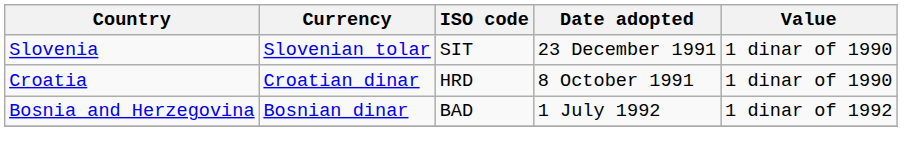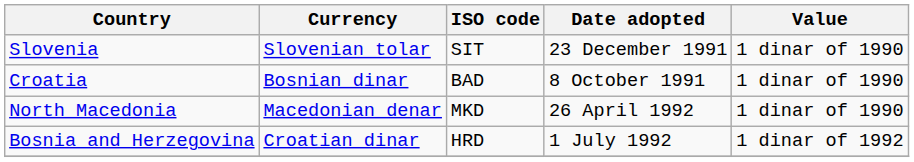(342, 80) Croatian dinar -> (336, 80) Bosnian dinar
(456, 80) HRD -> (468, 80) BAD
+ row: (93, 111)
(336, 111) Bosnian dinar -> (342, 141) Croatian dinar
(456, 111) BAD -> (468, 141) HRD
